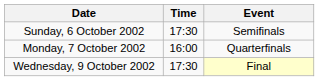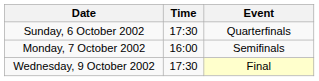(259, 31) Semifinals -> (259, 31) Quarterfinals
(259, 48) Quarterfinals -> (259, 48) Semifinals
